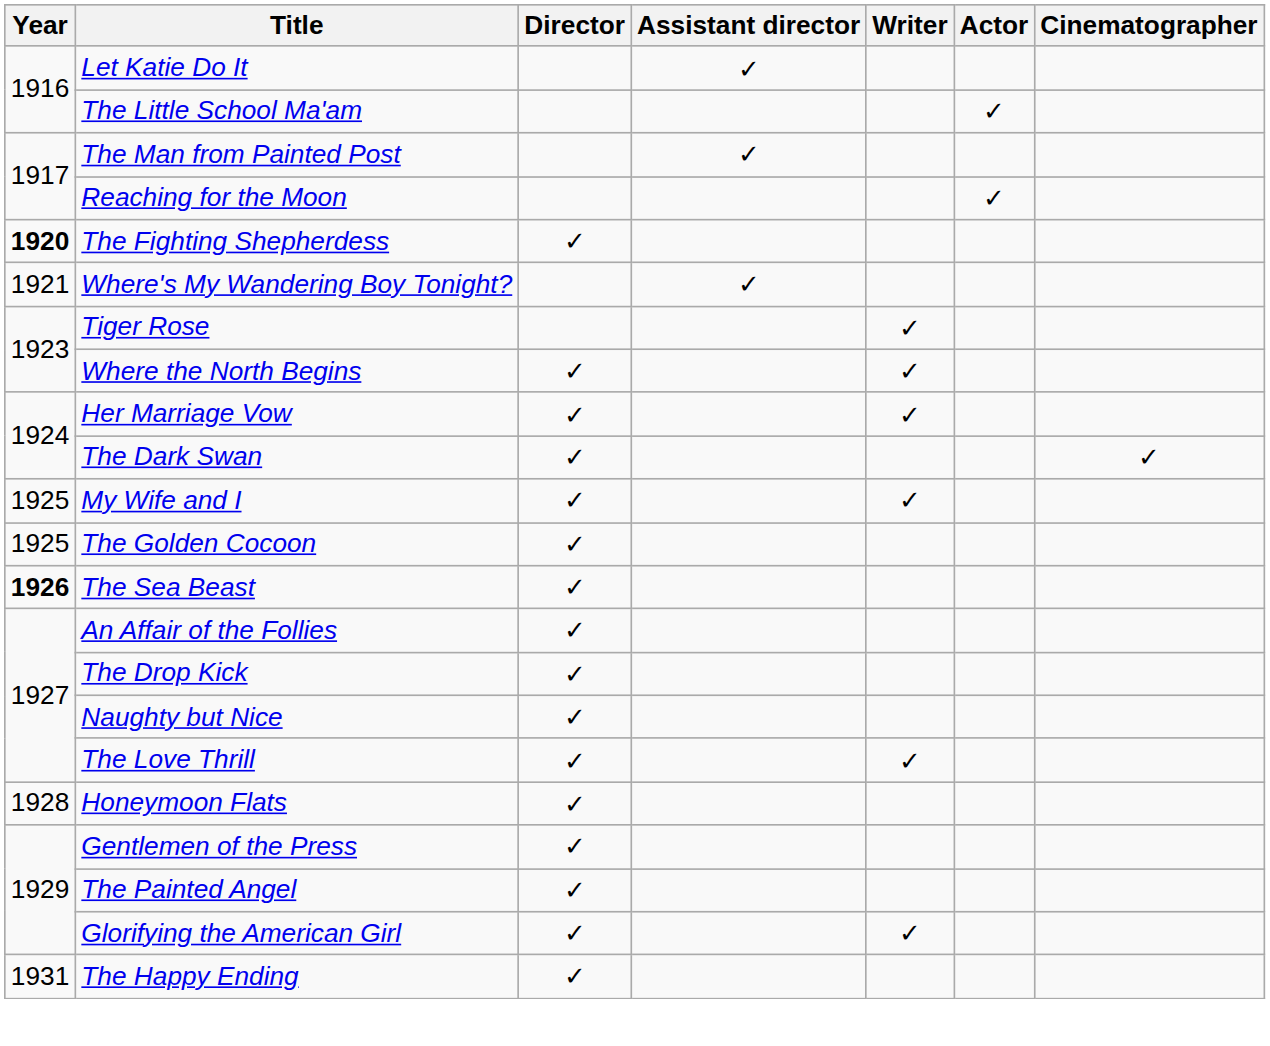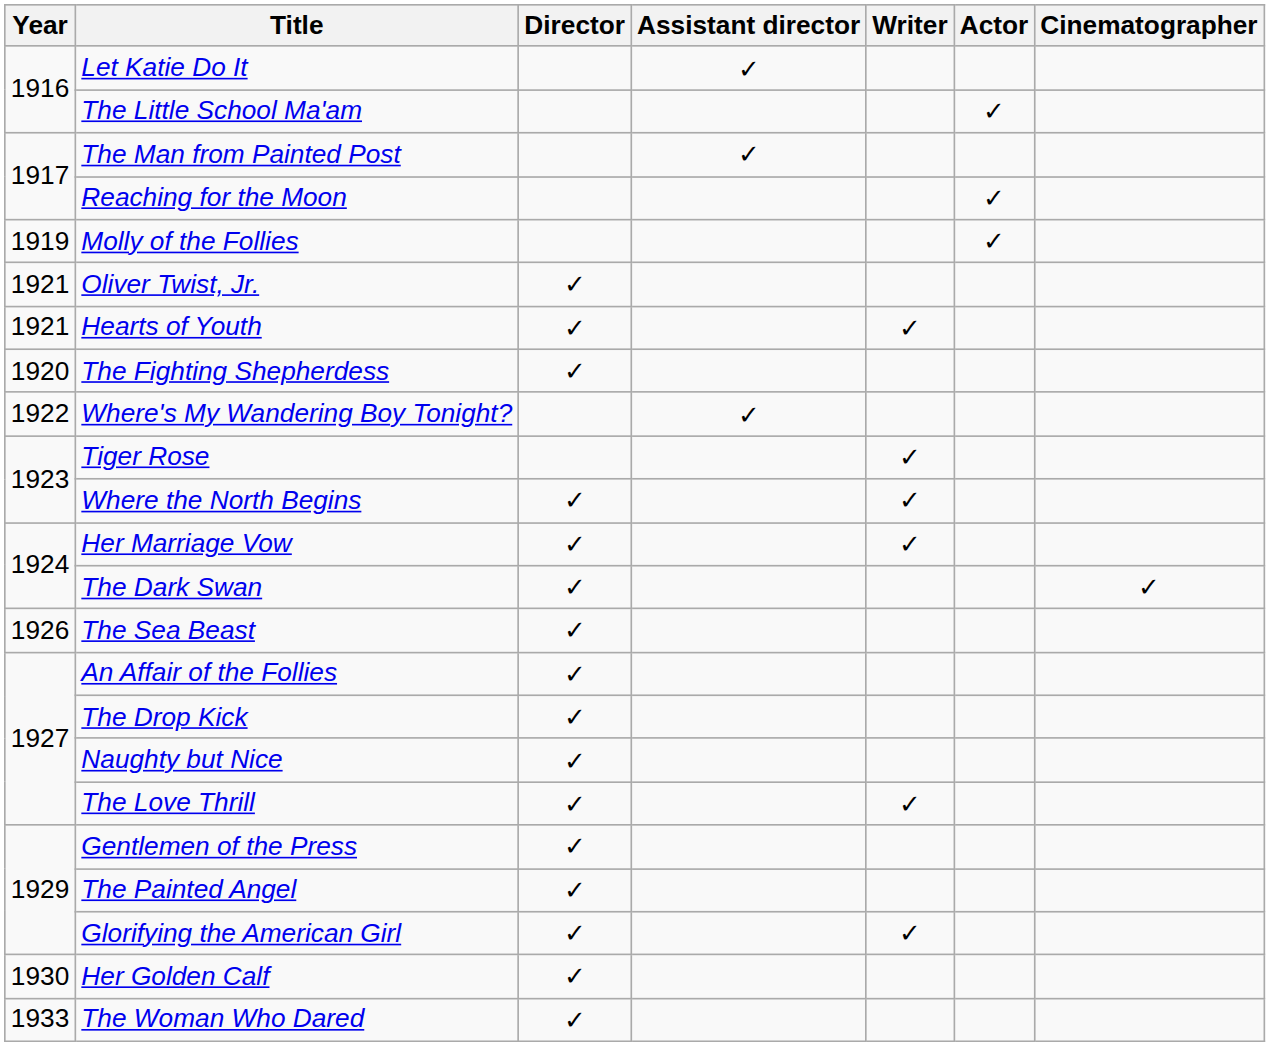+ row: (190, 240)
+ row: (170, 284)
+ row: (172, 327)
(40, 240) bold -> (40, 370) normal
(40, 284) 1921 -> (40, 413) 1922
- row: (161, 500)
- row: (199, 543)
(40, 586) bold -> (40, 630) normal
- row: (184, 803)
+ row: (175, 976)
- row: (190, 976)
+ row: (223, 1019)
